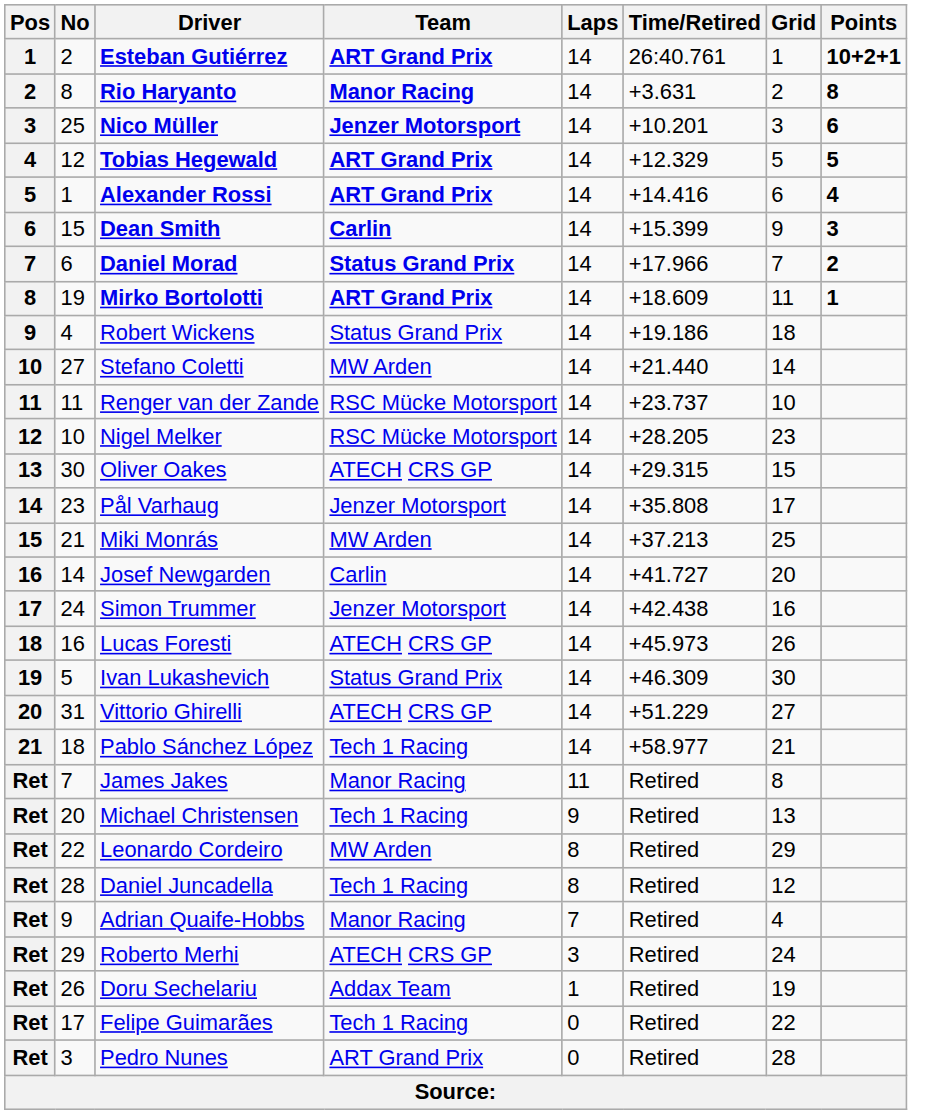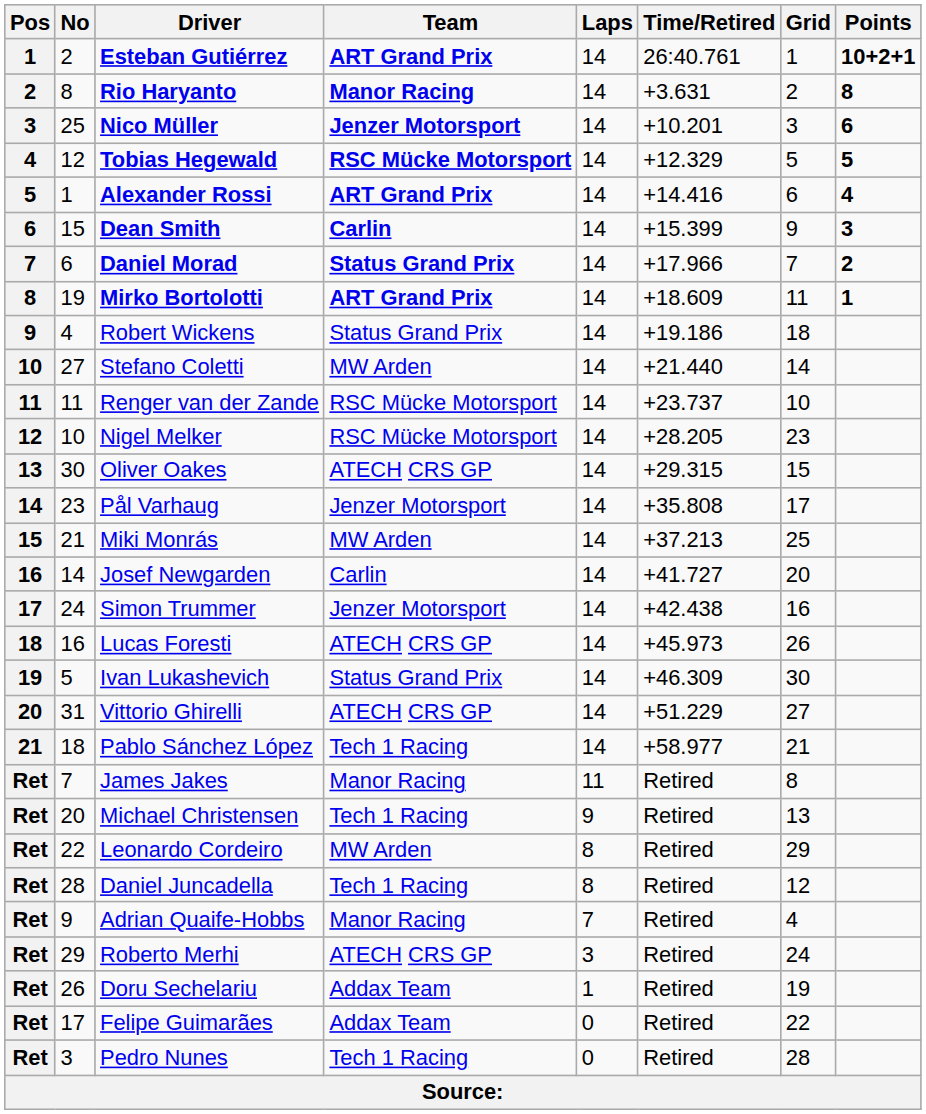(411, 160) ART Grand Prix -> (450, 160) RSC Mücke Motorsport
(399, 1023) Tech 1 Racing -> (390, 1023) Addax Team
(406, 1057) ART Grand Prix -> (399, 1057) Tech 1 Racing
